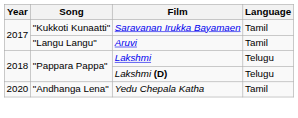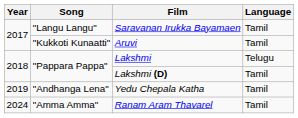(71, 27) "Kukkoti Kunaatti" -> (65, 27) "Langu Langu"
(65, 43) "Langu Langu" -> (71, 43) "Kukkoti Kunaatti"
(259, 74) Telugu -> (256, 74) Tamil
(17, 89) 2020 -> (17, 89) 2019
+ row: (164, 105)
